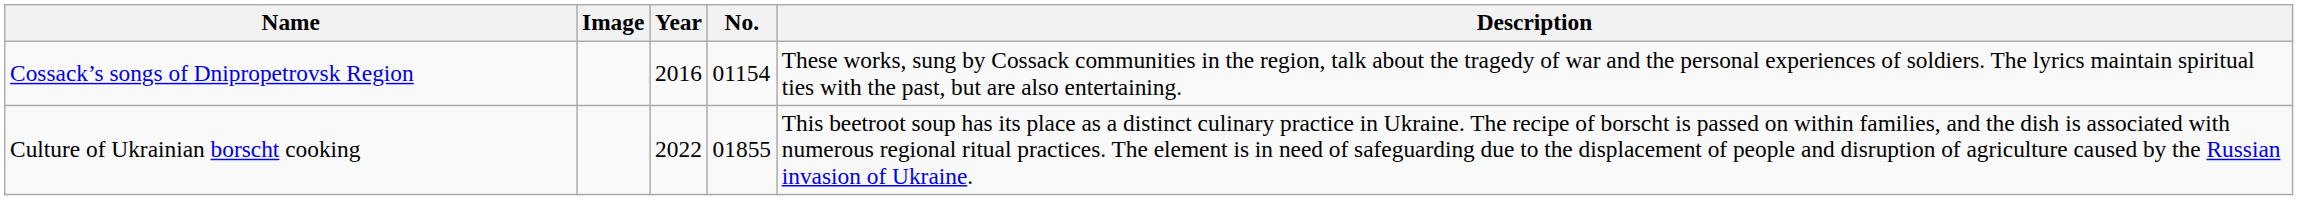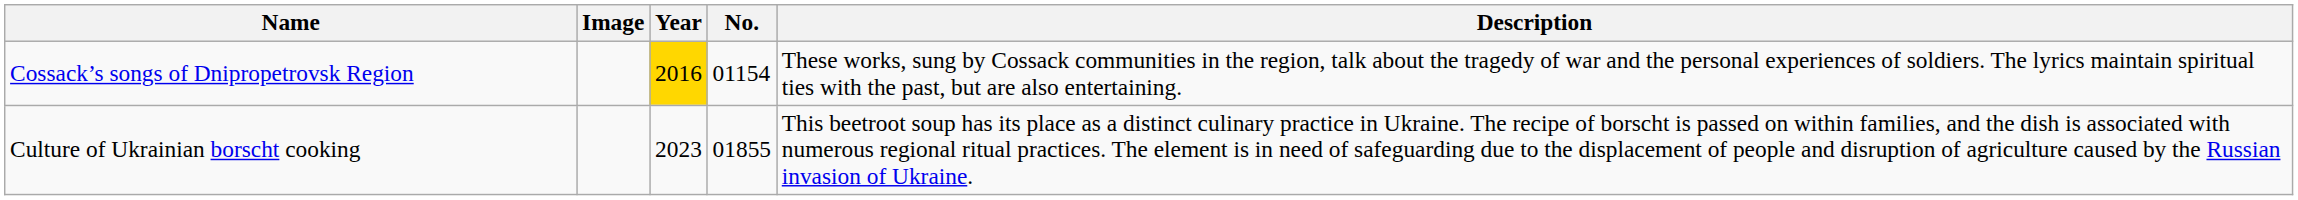(678, 73) no background -> (678, 73) gold background
(678, 149) 2022 -> (678, 149) 2023
